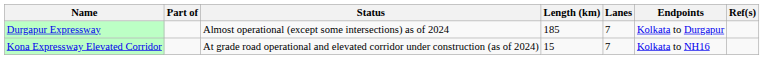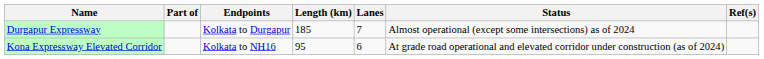columns swapped: (681, 12) <-> (371, 12)
(549, 46) 15 -> (300, 46) 95
(608, 46) 7 -> (359, 46) 6
